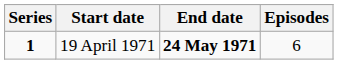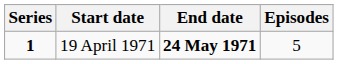(297, 45) 6 -> (297, 45) 5
